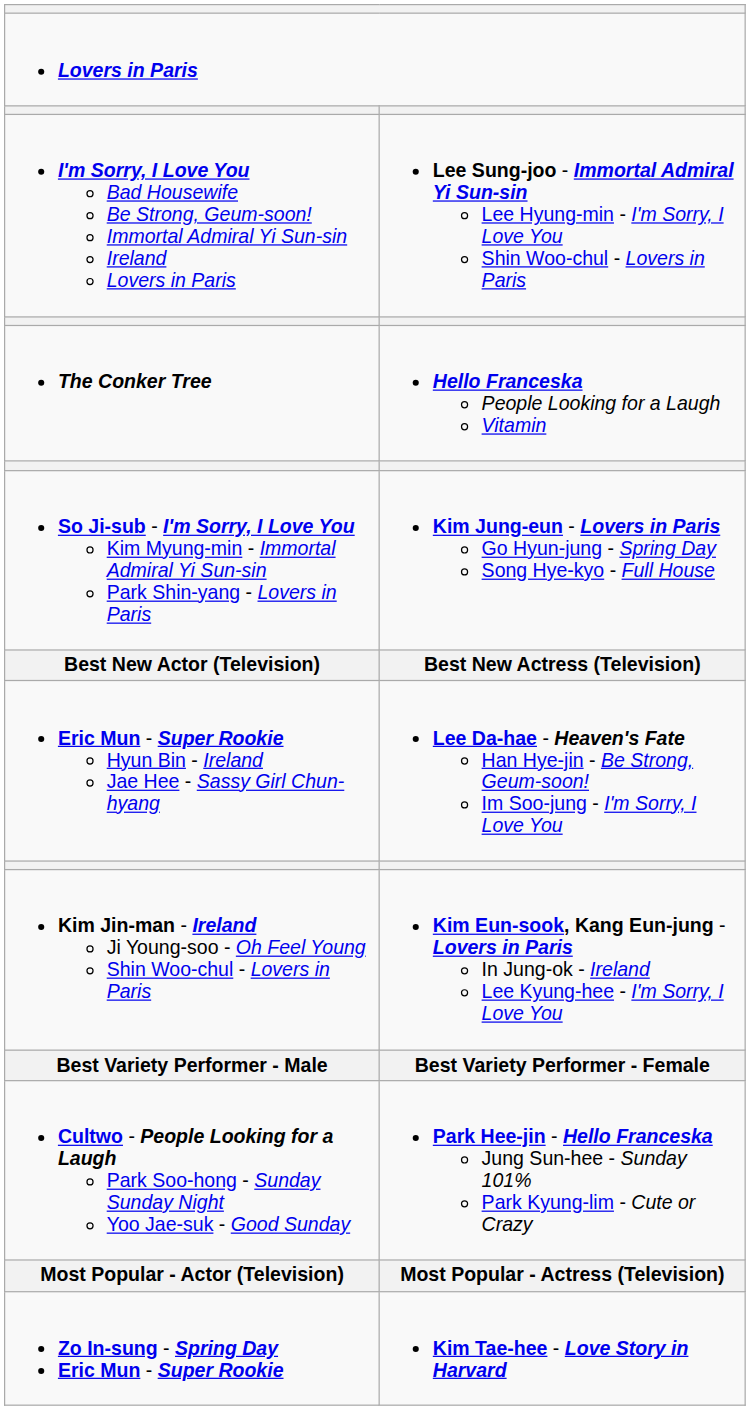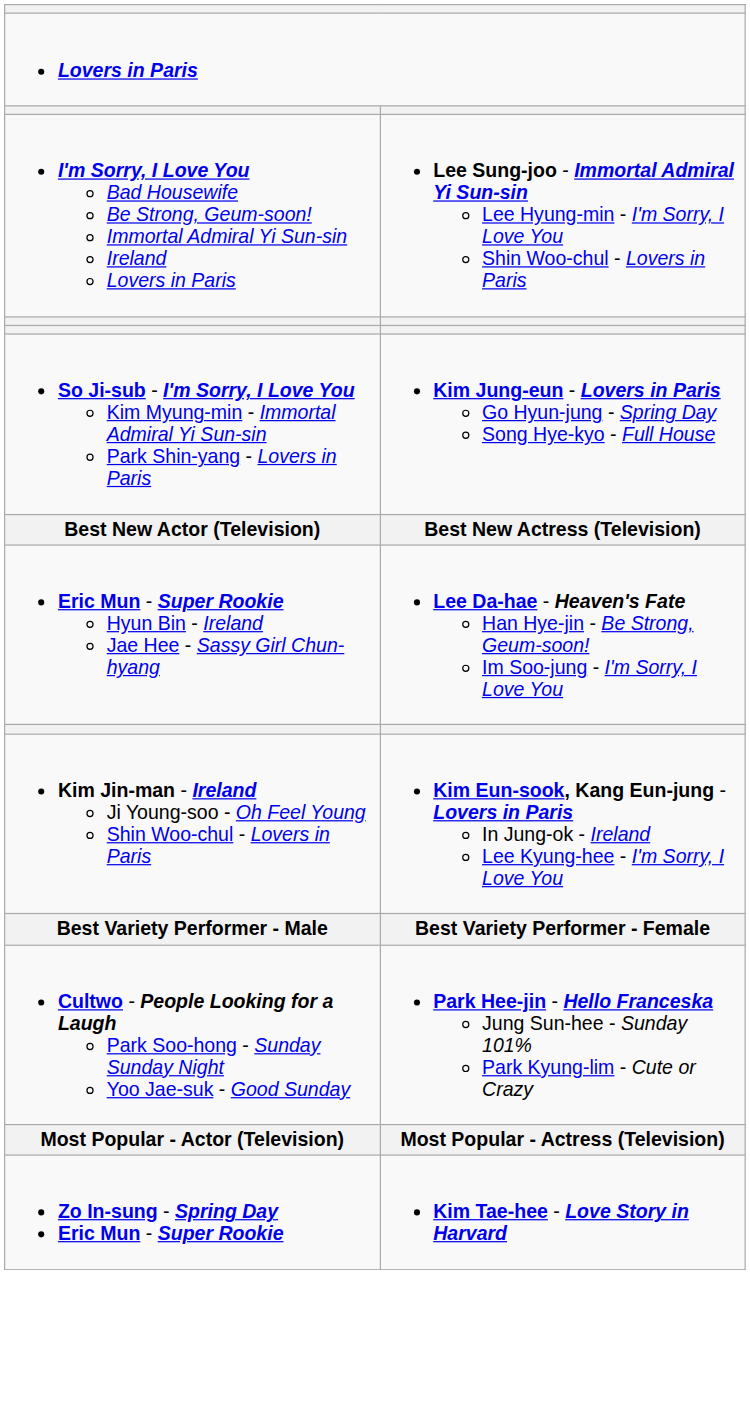- row: (192, 382)
